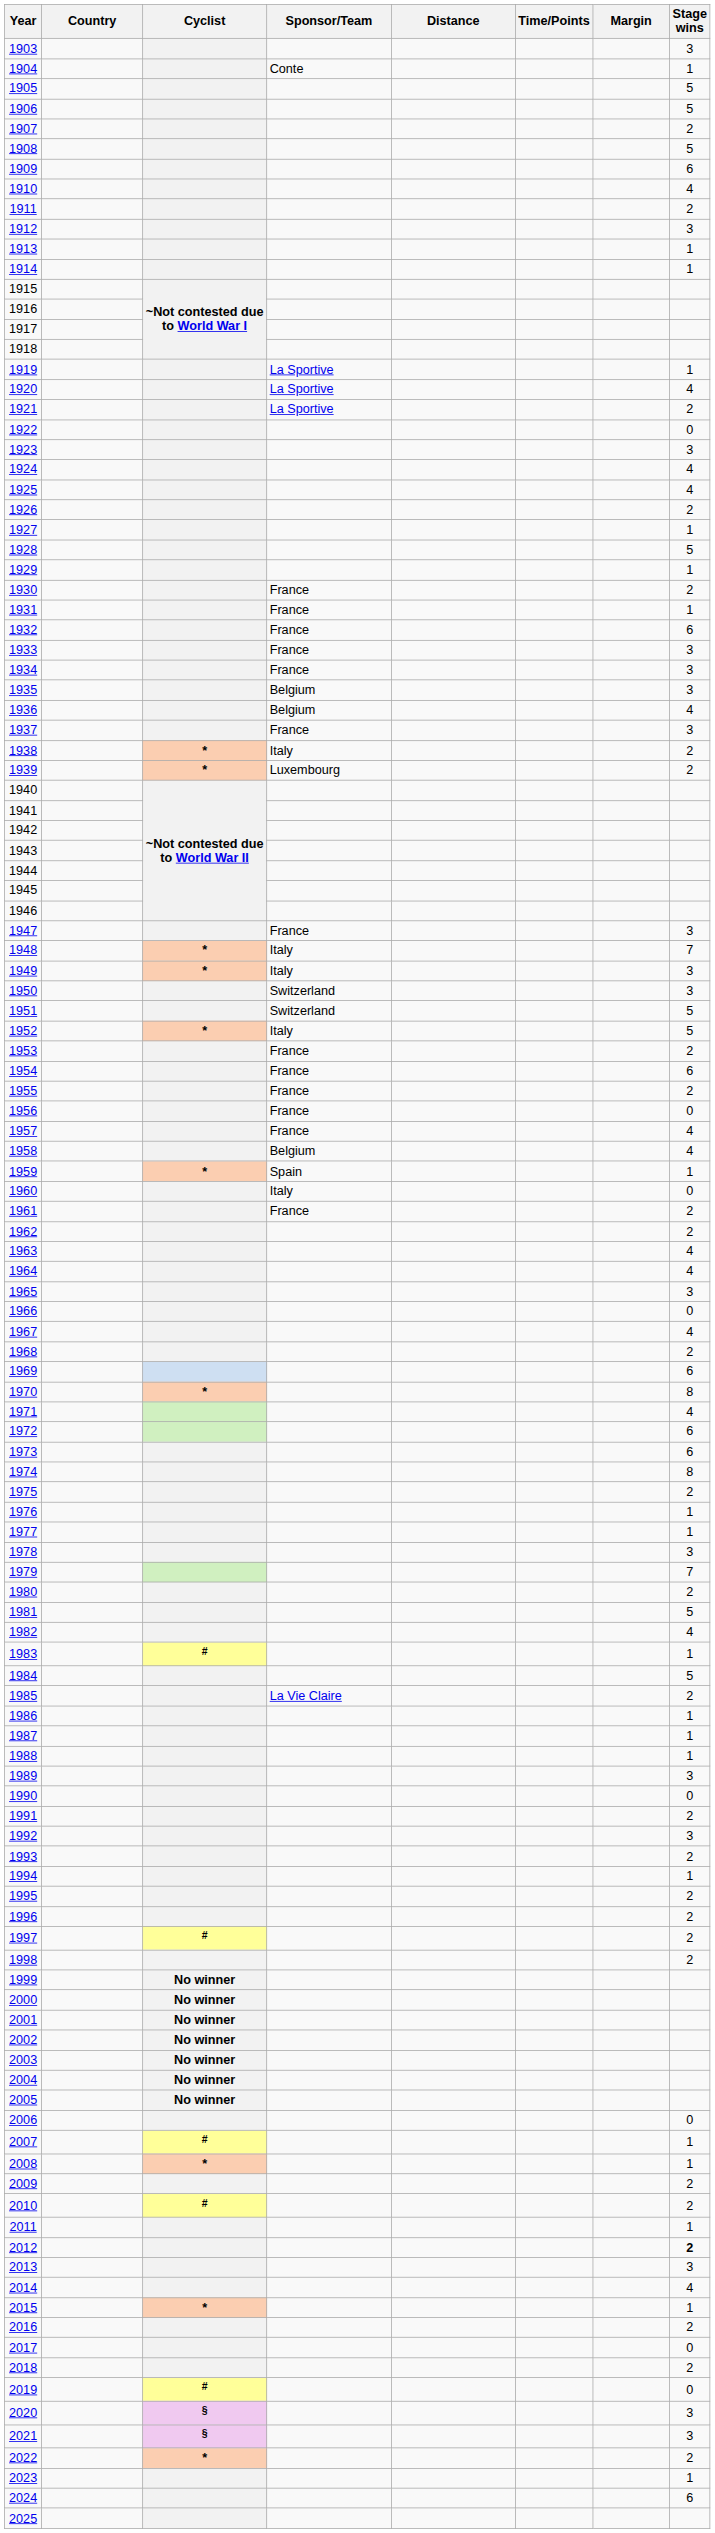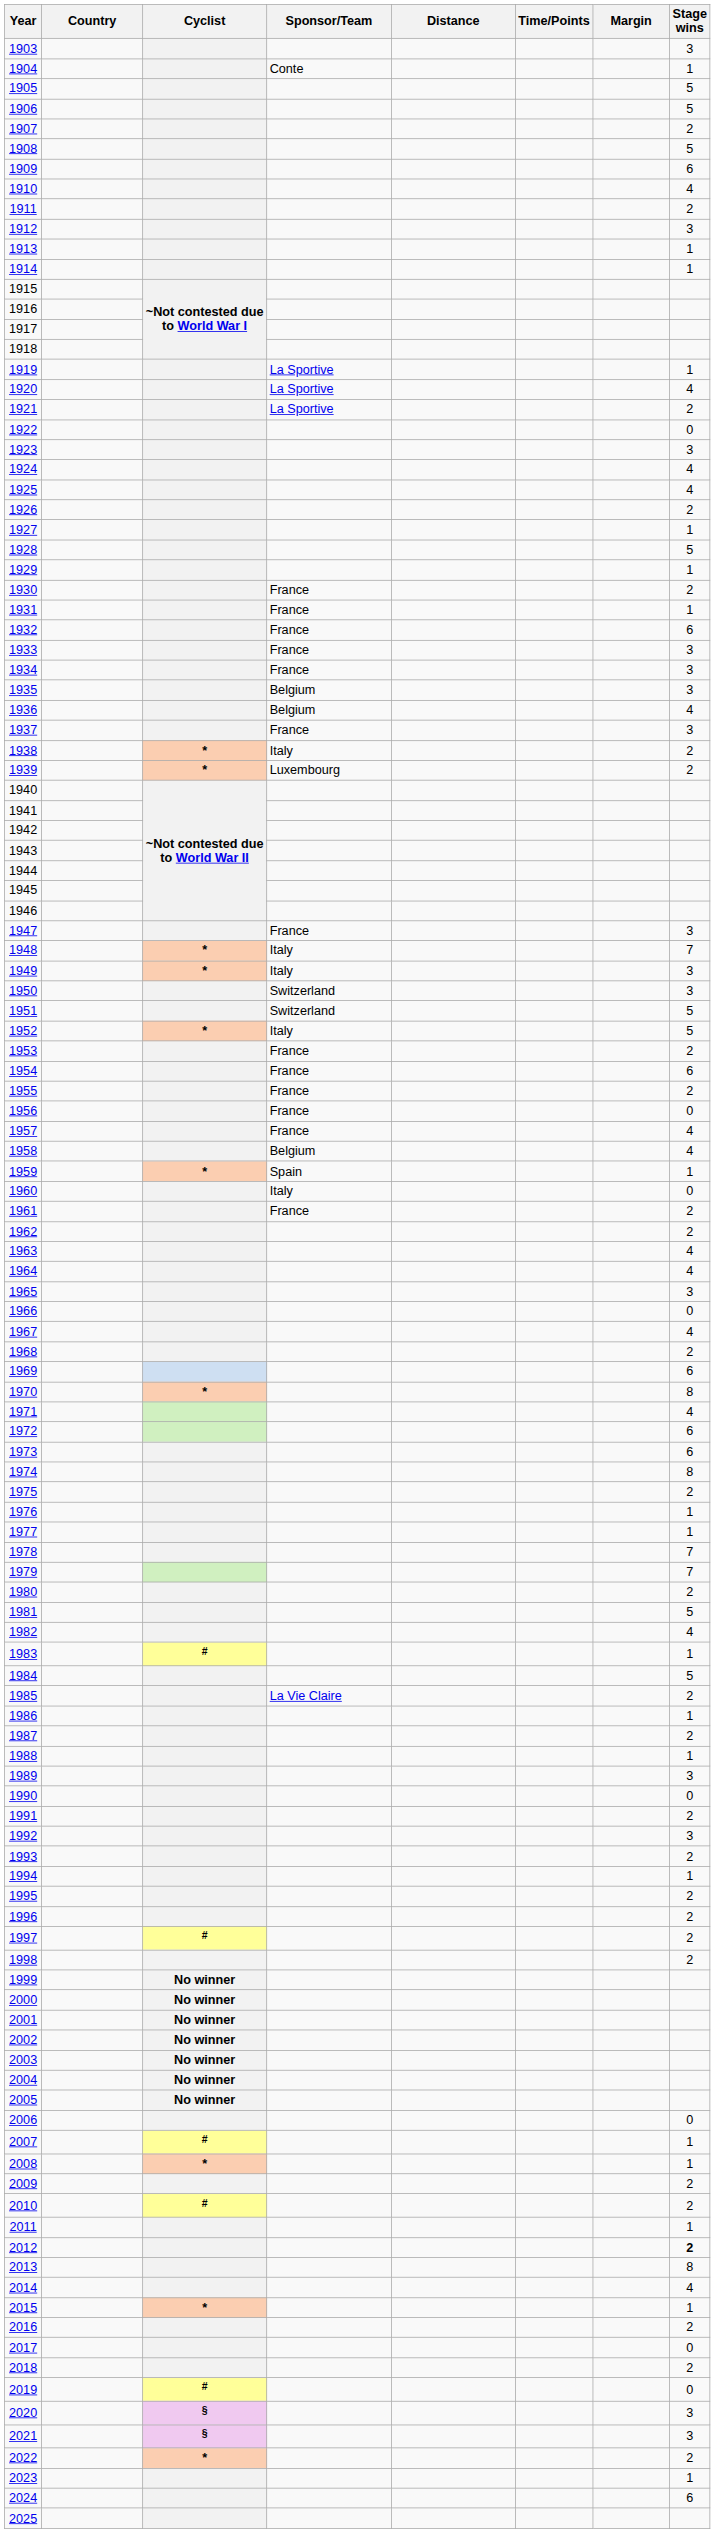(690, 1552) 3 -> (690, 1552) 7
(690, 1736) 1 -> (690, 1736) 2
(690, 2267) 3 -> (690, 2267) 8
